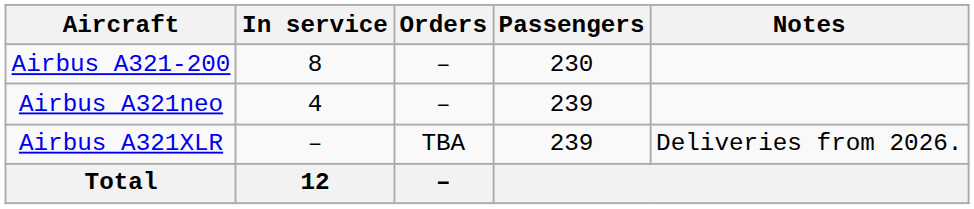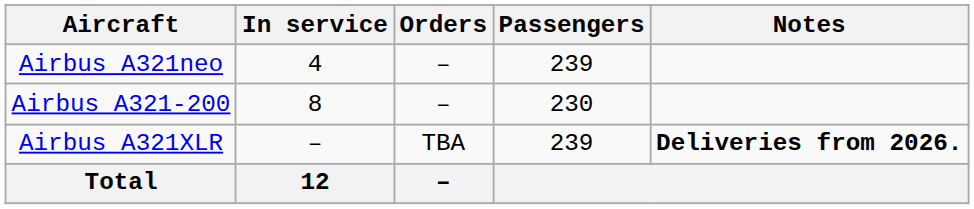rows swapped: (121, 64) <-> (121, 104)
(809, 144) normal -> (809, 144) bold
